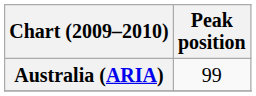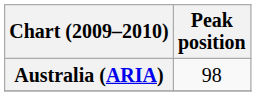(212, 74) 99 -> (212, 74) 98
